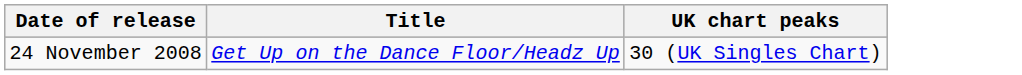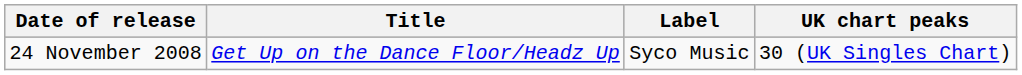+ column: (689, 21)
